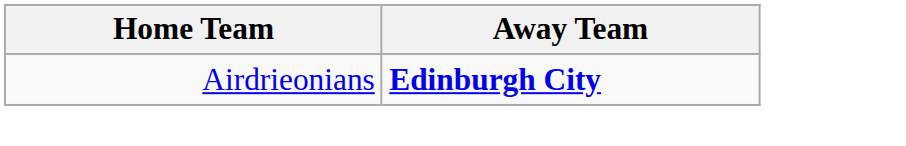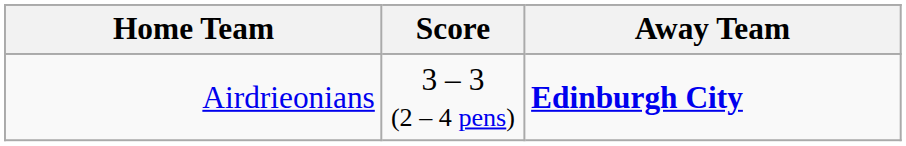+ column: (453, 29)
